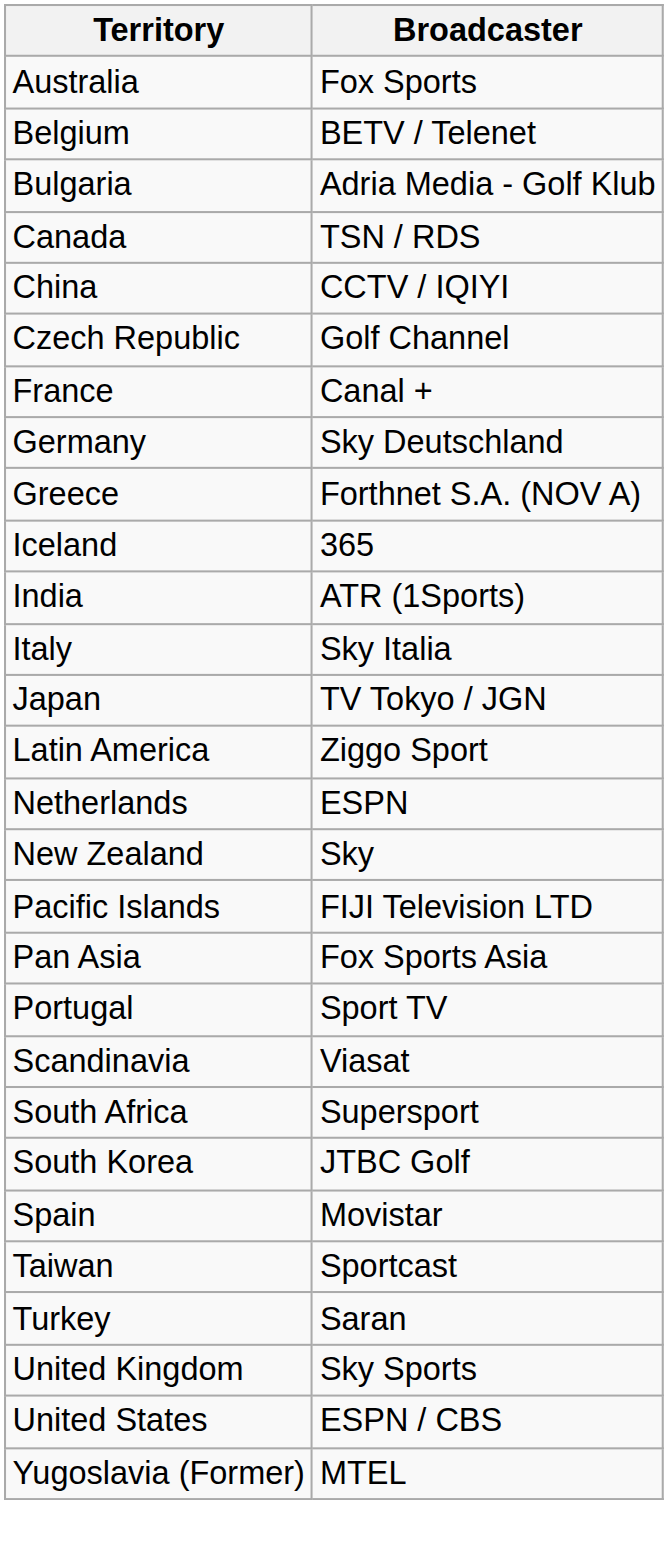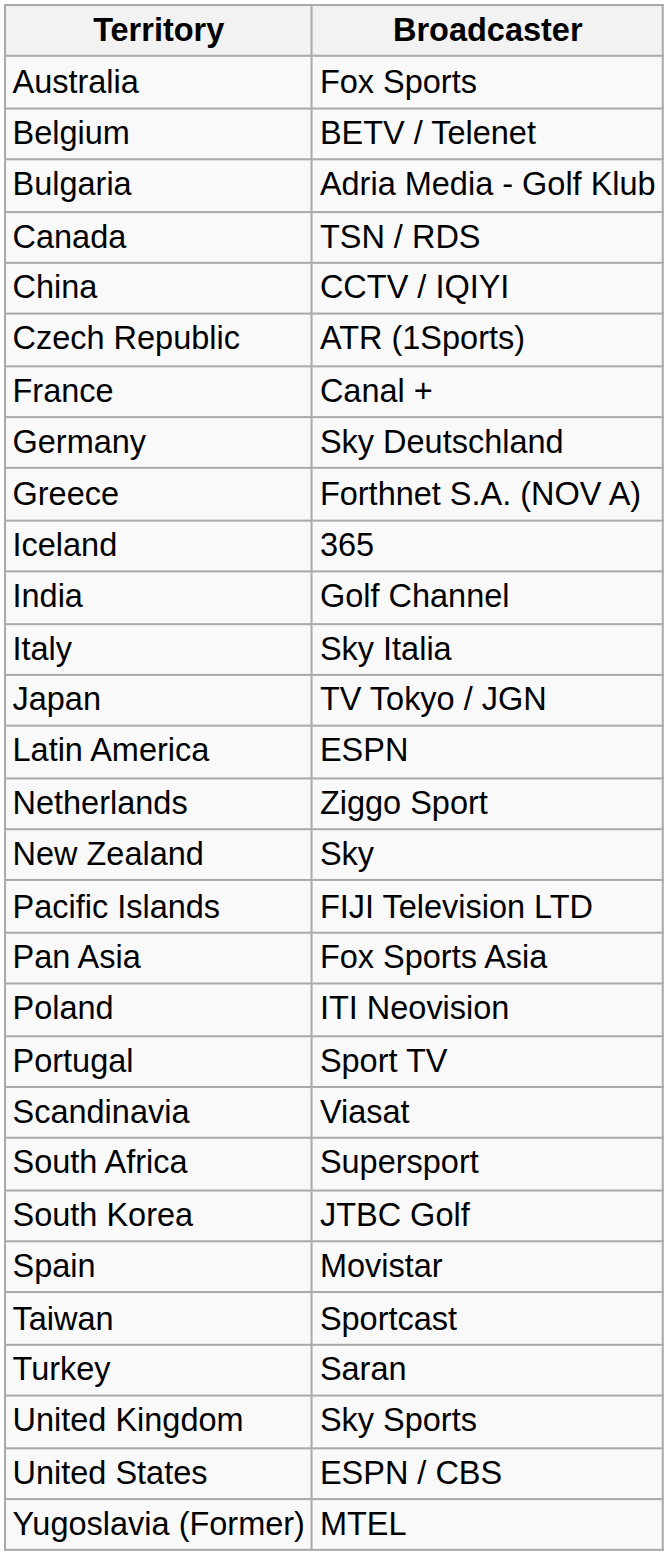(415, 339) Golf Channel -> (422, 339) ATR (1Sports)
(422, 596) ATR (1Sports) -> (415, 596) Golf Channel
(404, 751) Ziggo Sport -> (364, 751) ESPN
(364, 802) ESPN -> (404, 802) Ziggo Sport
+ row: (63, 1008)
